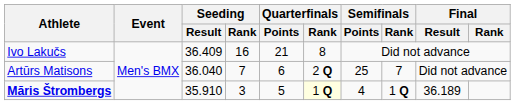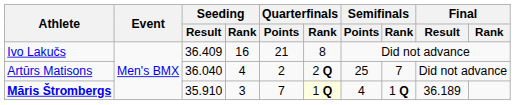(242, 71) 7 -> (242, 71) 4
(282, 71) 6 -> (282, 71) 2
(282, 91) 5 -> (282, 91) 7
